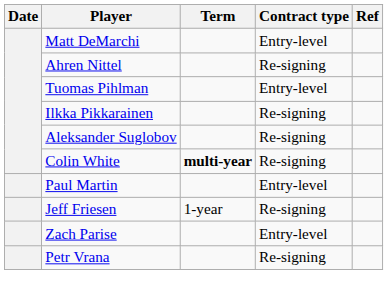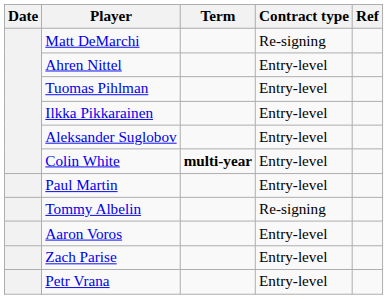(293, 40) Entry-level -> (292, 40) Re-signing
(292, 64) Re-signing -> (293, 64) Entry-level
(292, 112) Re-signing -> (293, 112) Entry-level
(292, 137) Re-signing -> (293, 137) Entry-level
(292, 161) Re-signing -> (293, 161) Entry-level
- row: (81, 209)
+ row: (93, 209)
+ row: (84, 233)
(292, 257) Re-signing -> (293, 281) Entry-level
